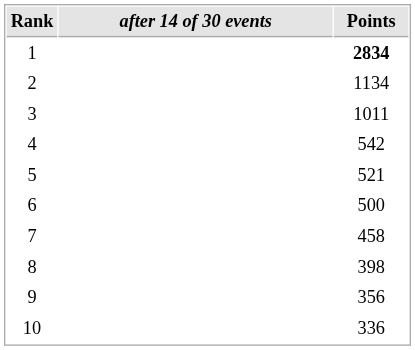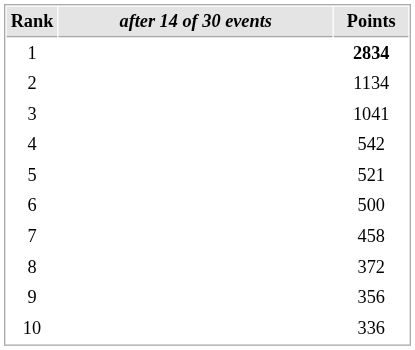(371, 114) 1011 -> (371, 114) 1041
(371, 267) 398 -> (371, 267) 372
